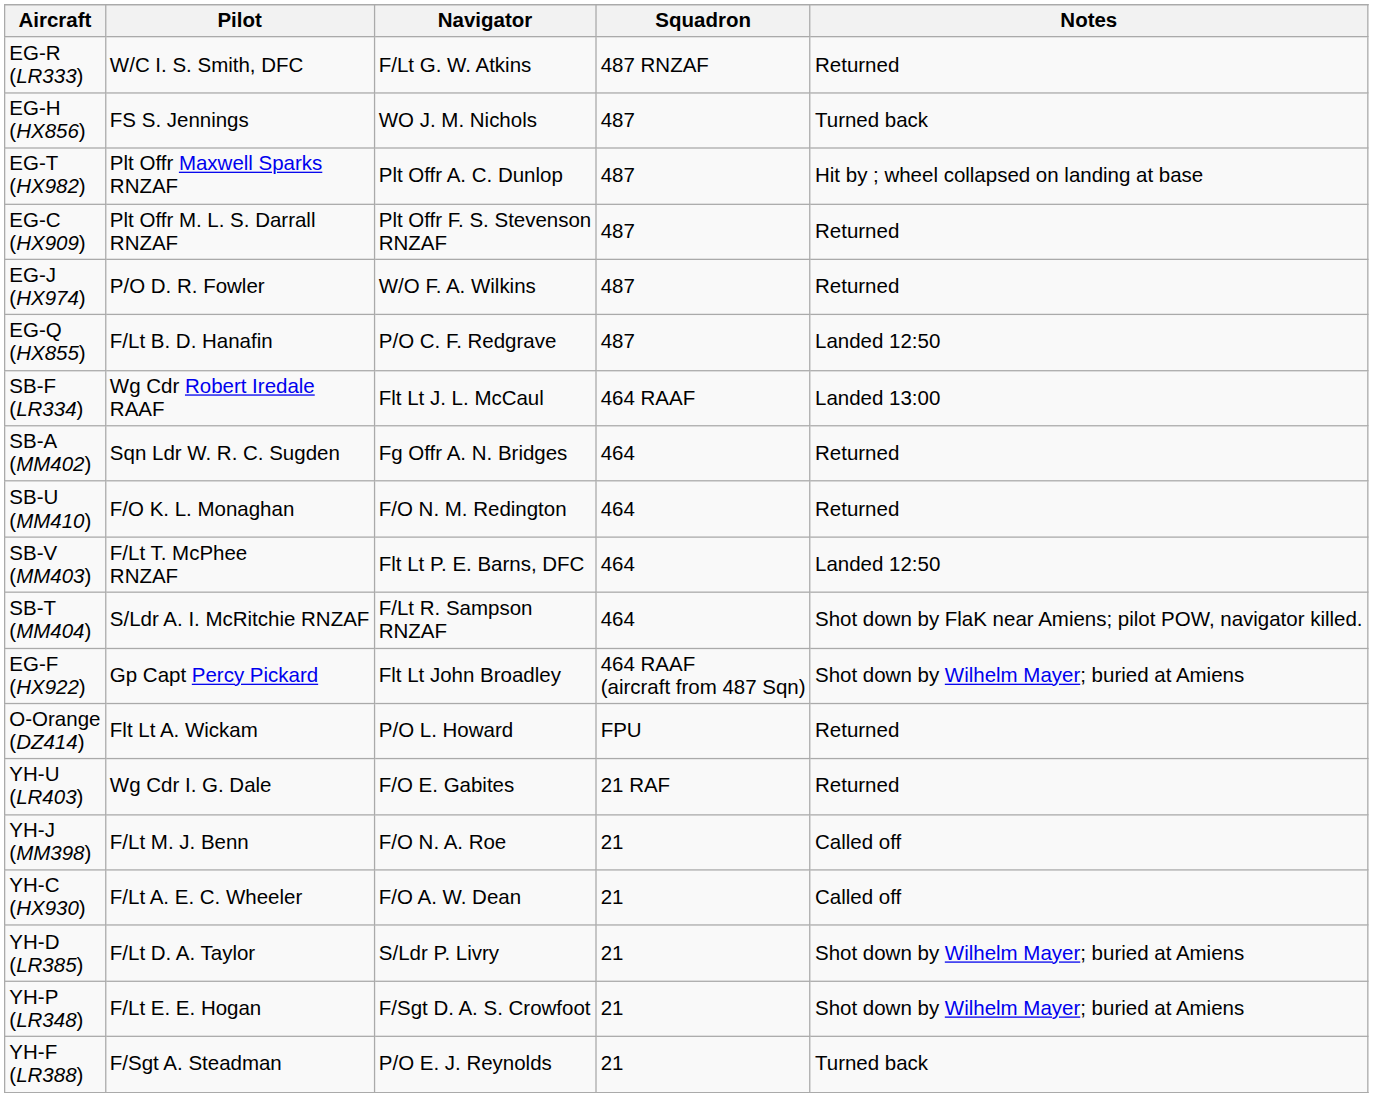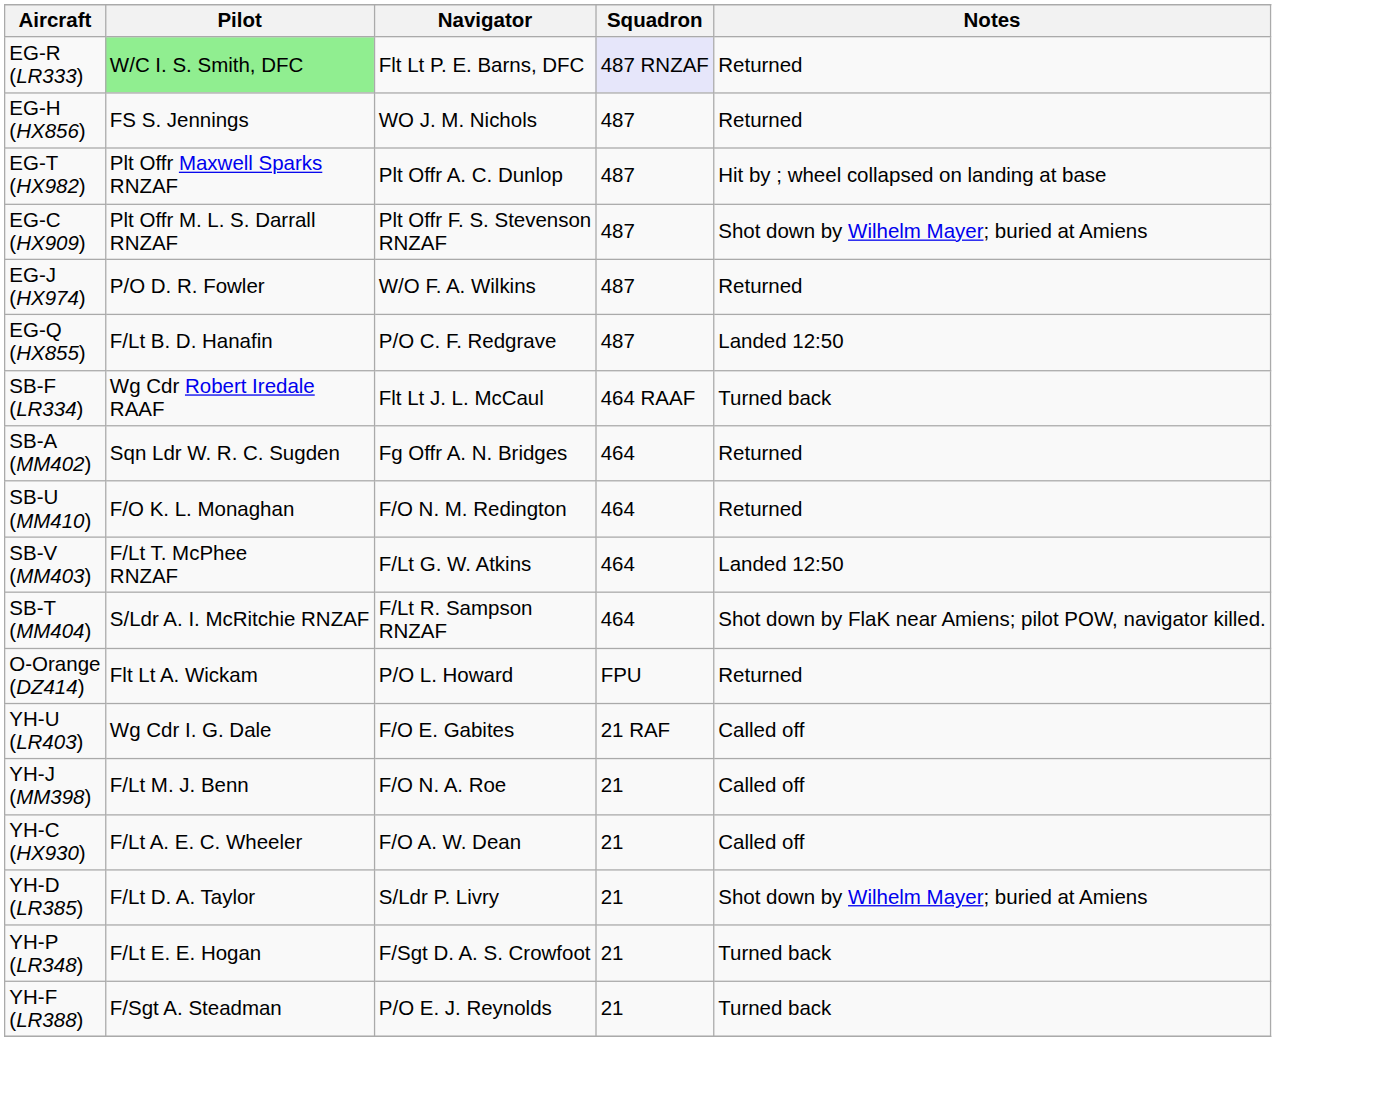(207, 64) no background -> (207, 64) lightgreen background
(455, 64) F/Lt G. W. Atkins -> (482, 64) Flt Lt P. E. Barns, DFC
(655, 64) no background -> (655, 64) lavender background
(872, 120) Turned back -> (760, 120) Returned
(857, 231) Returned -> (933, 231) Shot down by Wilhelm Mayer; buried at Amiens
(878, 397) Landed 13:00 -> (775, 397) Turned back
(482, 564) Flt Lt P. E. Barns, DFC -> (455, 564) F/Lt G. W. Atkins
- row: (47, 675)
(857, 786) Returned -> (761, 730) Called off
(1030, 1008) Shot down by Wilhelm Mayer; buried at Amiens -> (775, 953) Turned back
